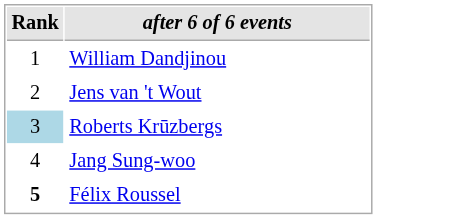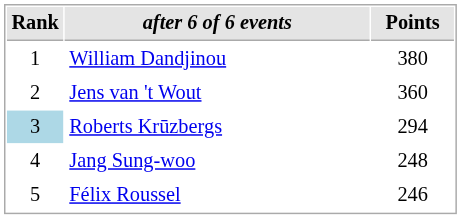+ column: (413, 22)
(35, 194) bold -> (35, 194) normal
